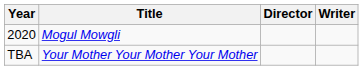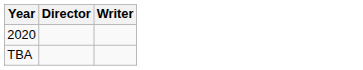- column: (150, 14)
